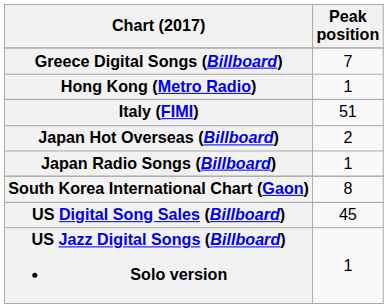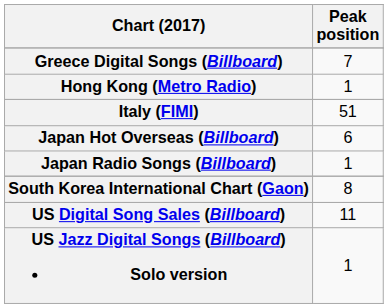(348, 138) 2 -> (348, 138) 6
(348, 214) 45 -> (348, 214) 11
